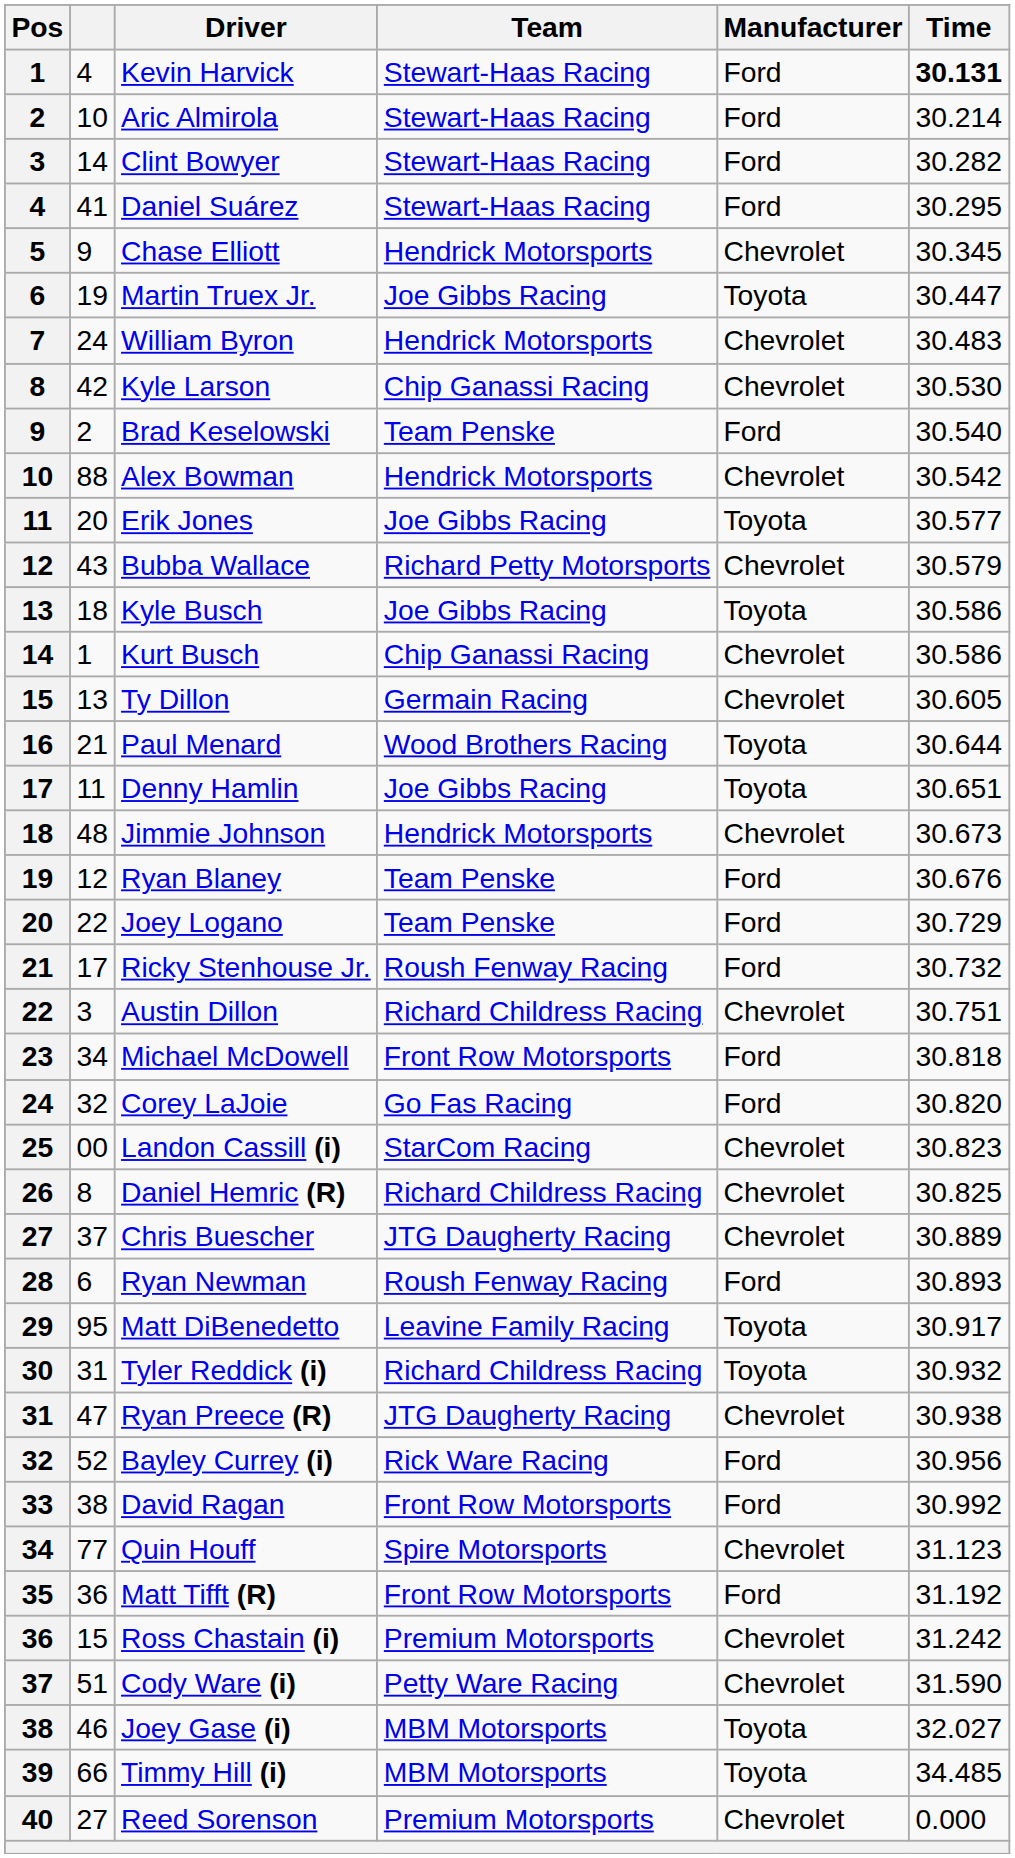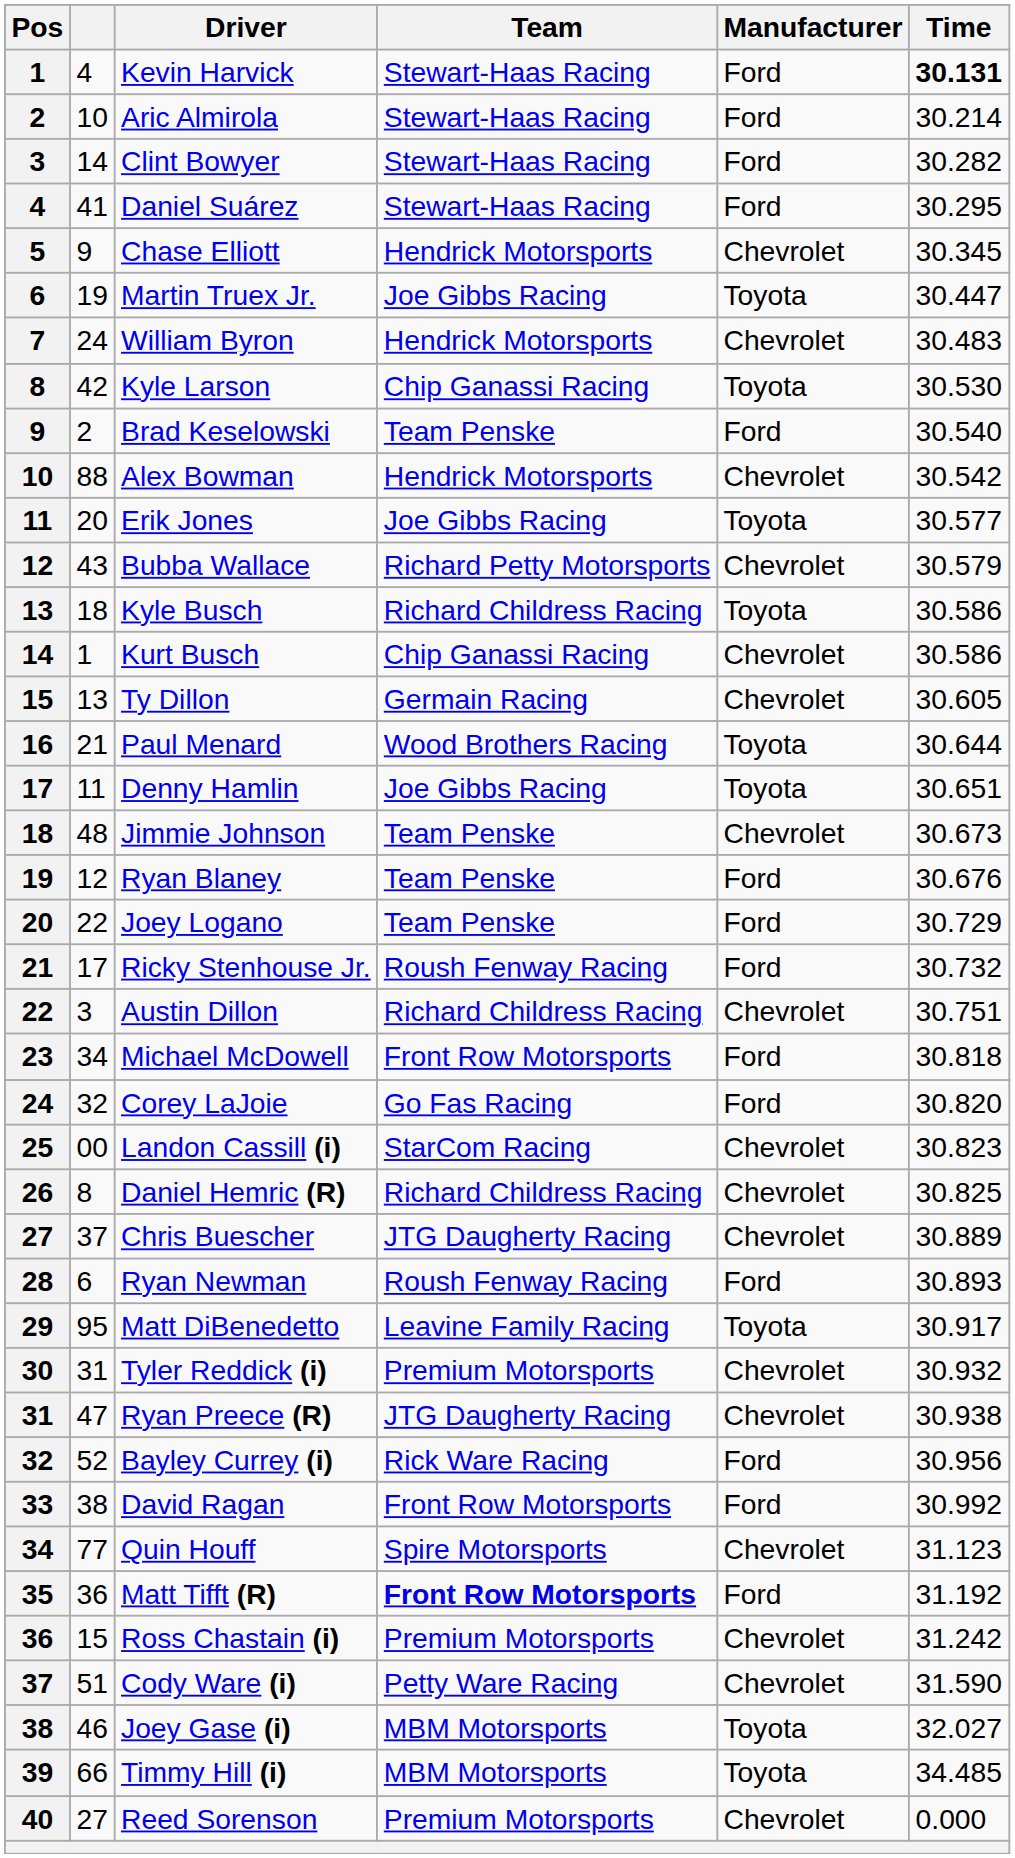(784, 386) Chevrolet -> (765, 386) Toyota
(495, 609) Joe Gibbs Racing -> (543, 609) Richard Childress Racing
(518, 833) Hendrick Motorsports -> (469, 833) Team Penske
(543, 1370) Richard Childress Racing -> (519, 1370) Premium Motorsports
(765, 1370) Toyota -> (784, 1370) Chevrolet
(527, 1594) normal -> (540, 1594) bold
